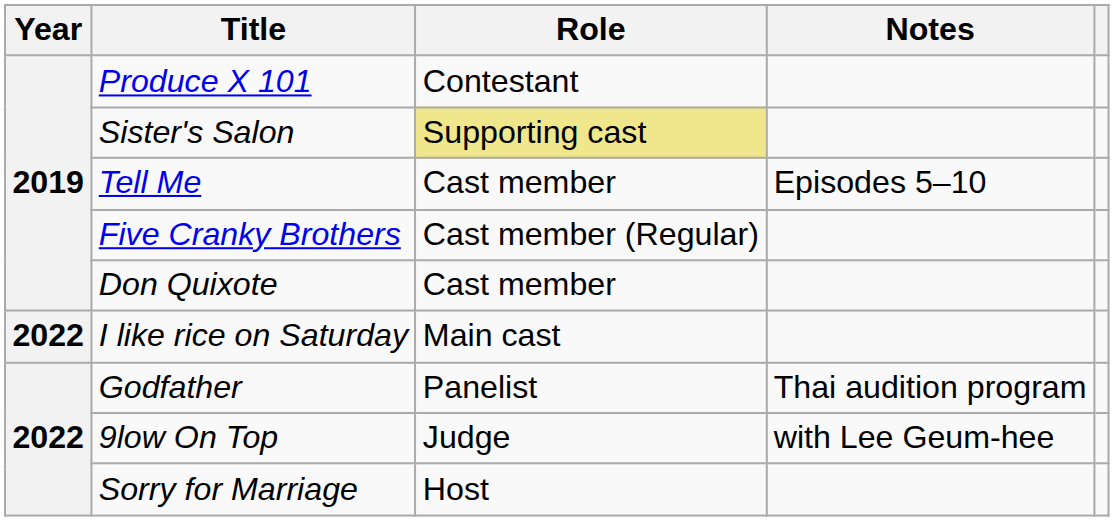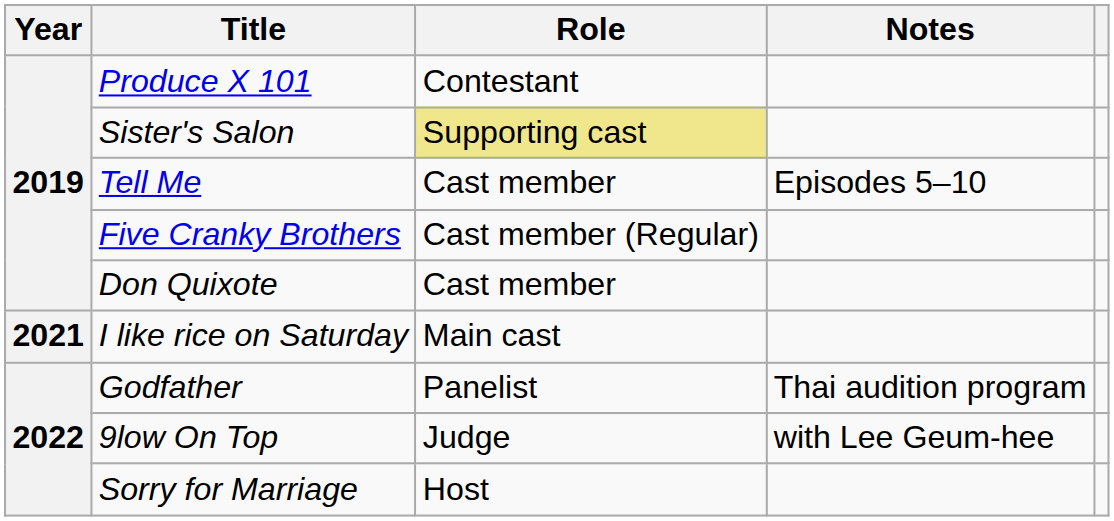(48, 336) 2022 -> (48, 336) 2021
